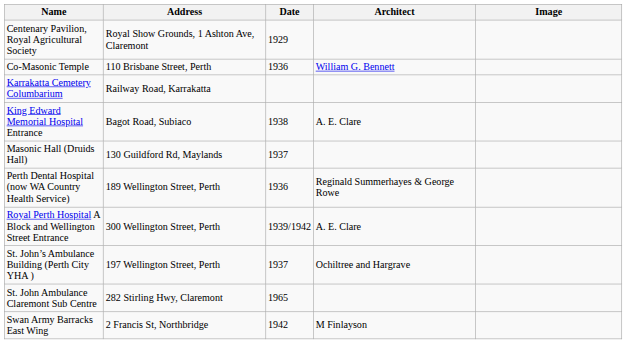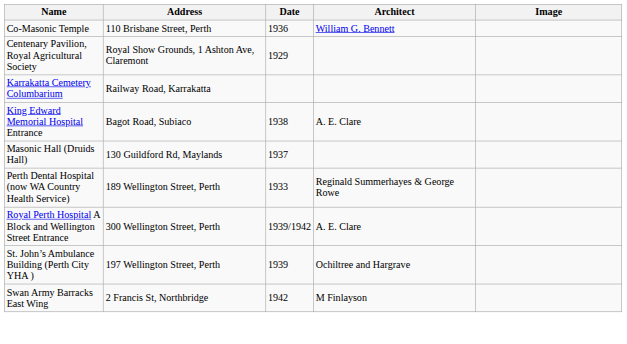rows swapped: (47, 39) <-> (48, 67)
(278, 187) 1936 -> (278, 187) 1933
(278, 265) 1937 -> (278, 265) 1939
- row: (52, 298)
